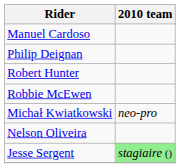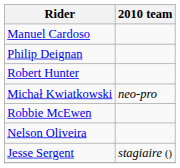rows swapped: (60, 113) <-> (49, 93)
(145, 152) lightgreen background -> (145, 152) no background
